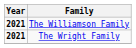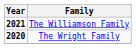(16, 37) 2021 -> (16, 37) 2020
